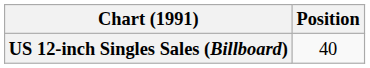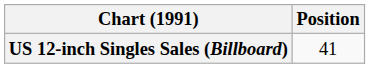(328, 48) 40 -> (328, 48) 41
